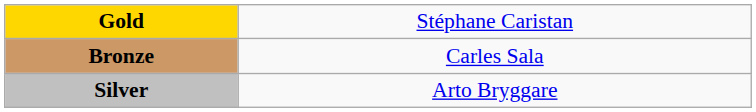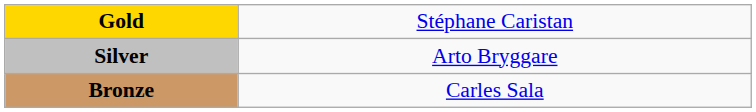rows swapped: (121, 90) <-> (121, 55)
